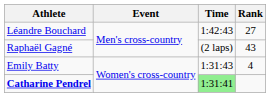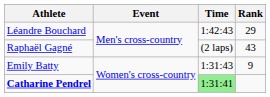(250, 31) 27 -> (250, 31) 29
(250, 66) 4 -> (250, 66) 9
